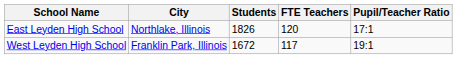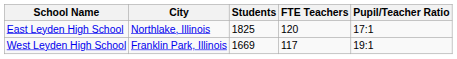(243, 29) 1826 -> (243, 29) 1825
(243, 45) 1672 -> (243, 45) 1669
